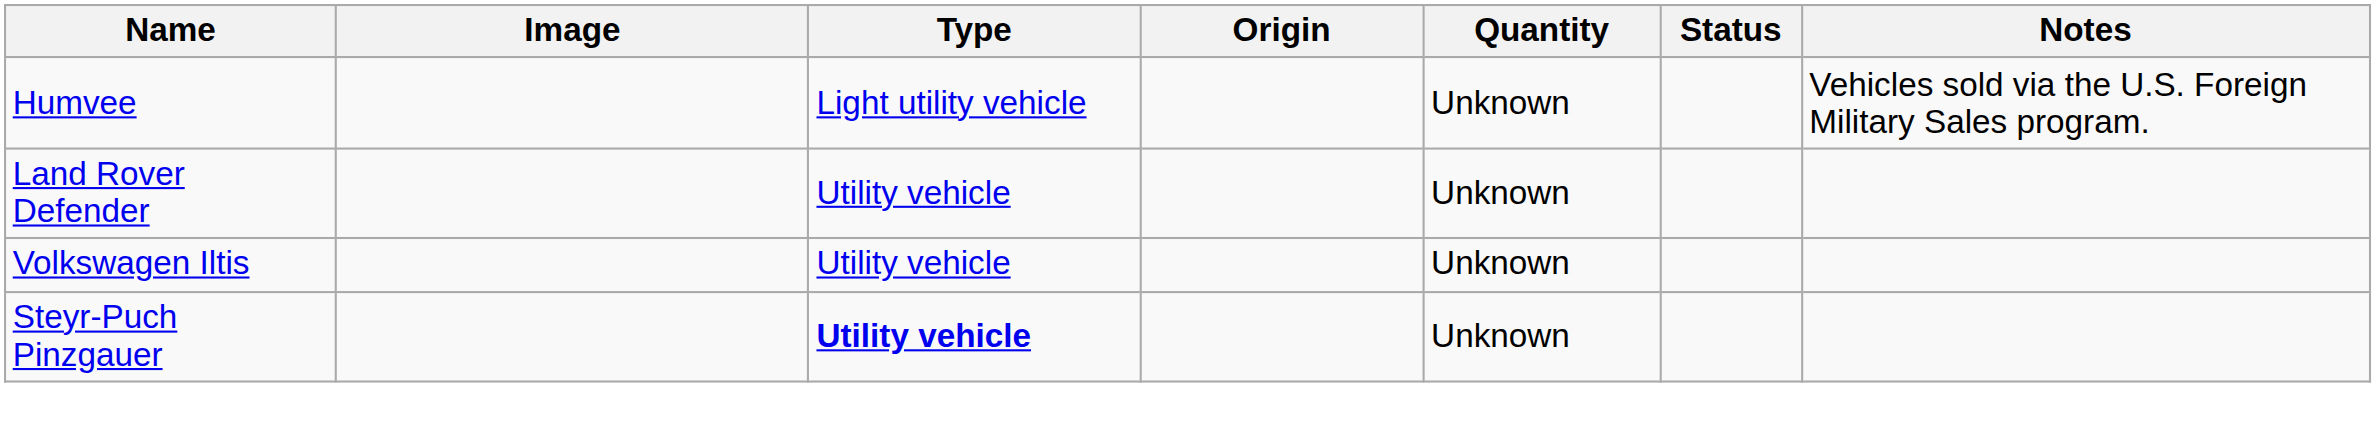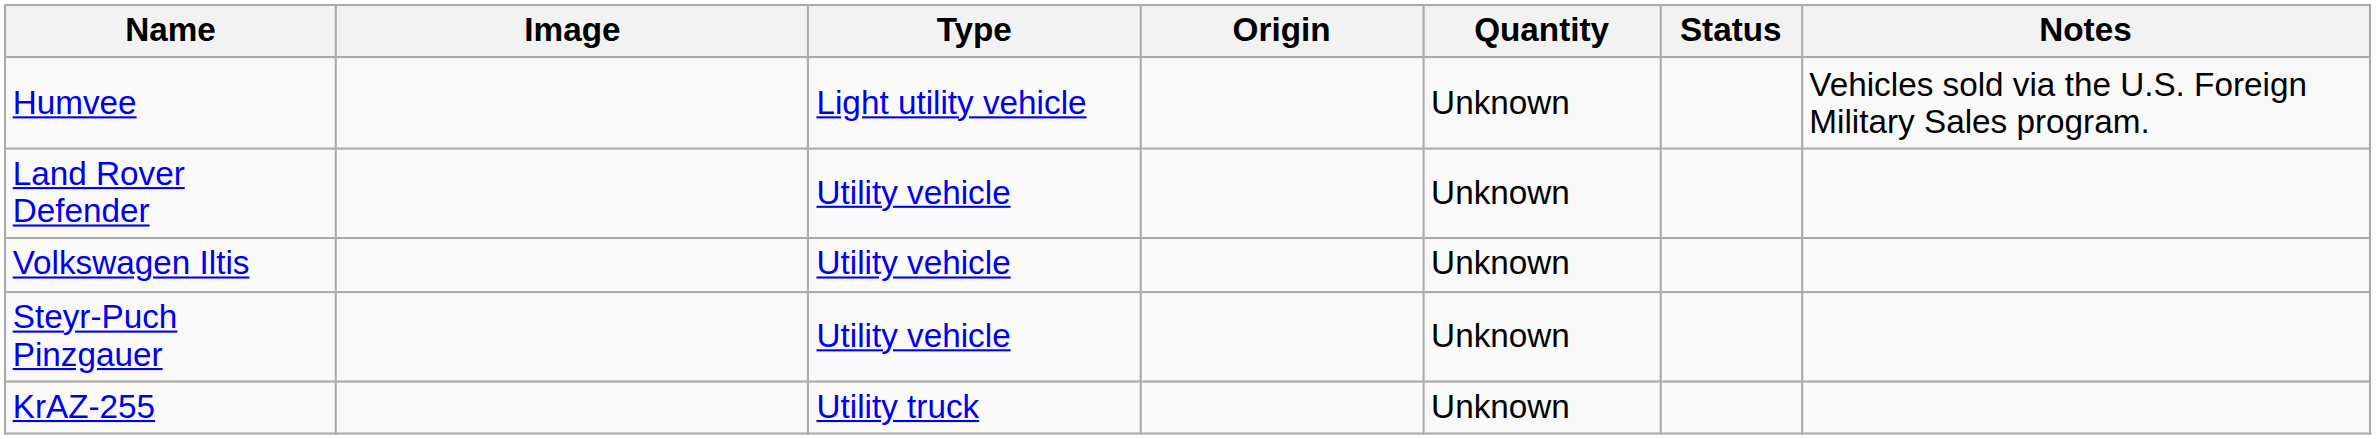(924, 335) bold -> (914, 335) normal
+ row: (84, 407)
